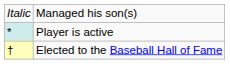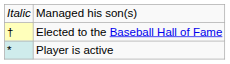rows swapped: (129, 50) <-> (75, 31)
